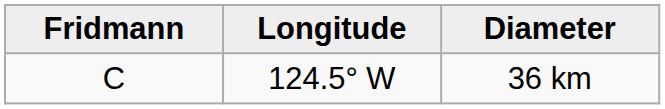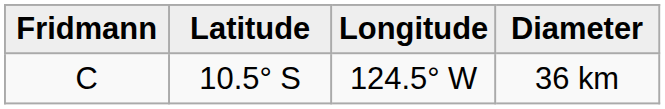+ column: (250, 28)
